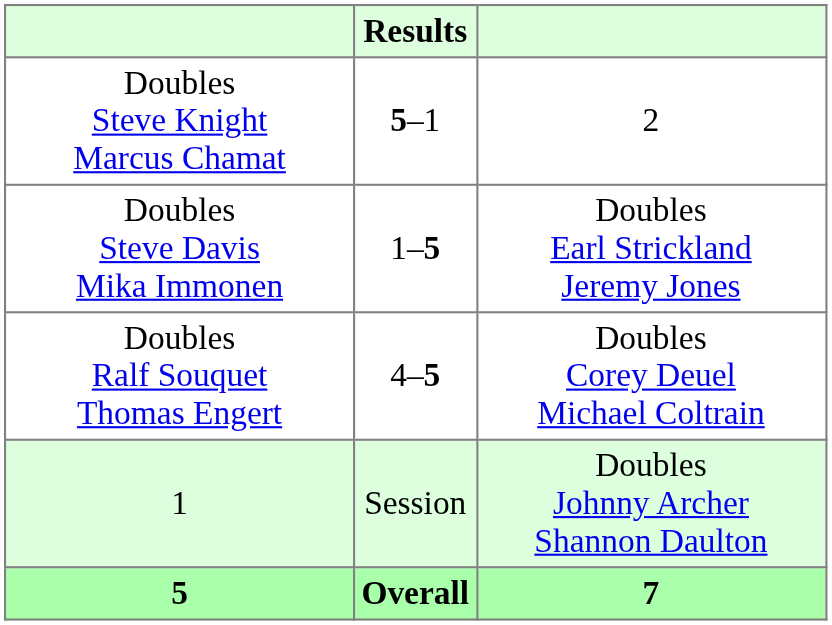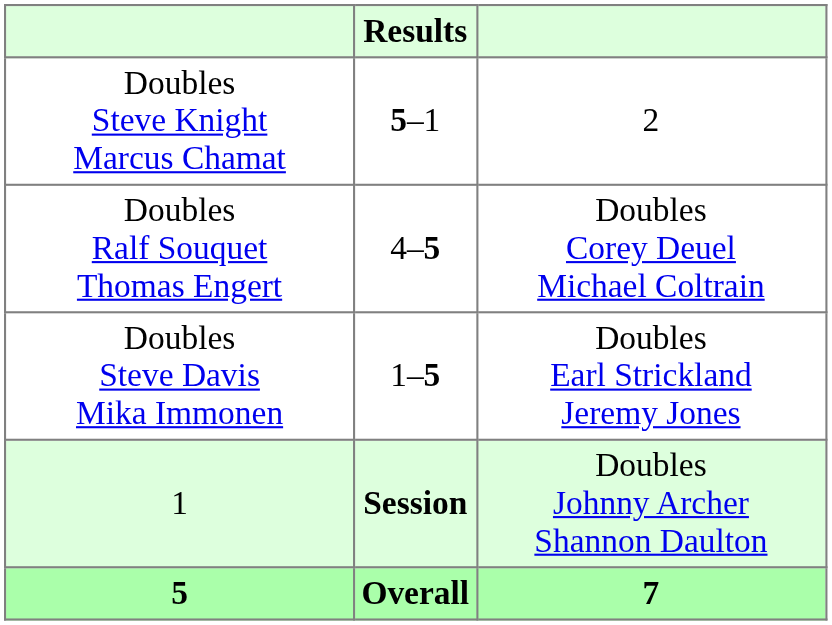rows swapped: (180, 375) <-> (180, 247)
(415, 502) normal -> (415, 502) bold
